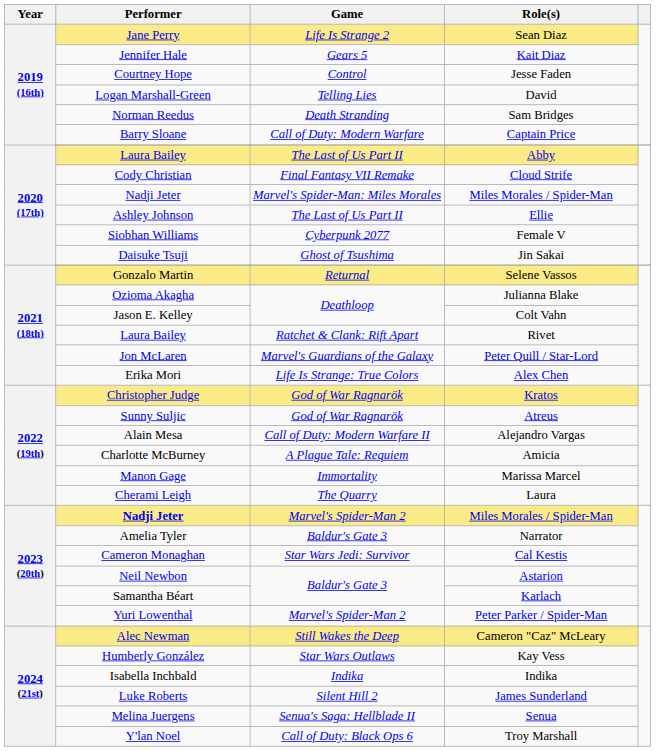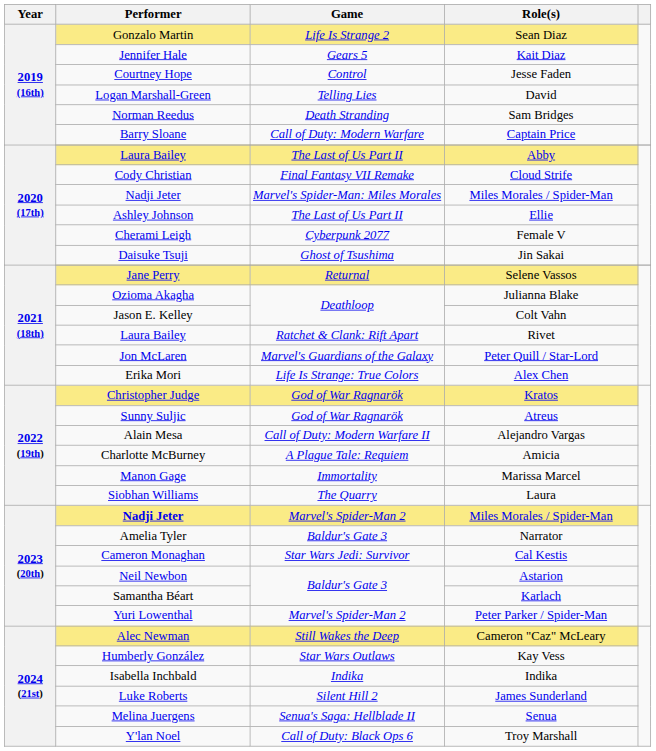(153, 34) Jane Perry -> (153, 34) Gonzalo Martin
(153, 235) Siobhan Williams -> (153, 235) Cherami Leigh
(153, 275) Gonzalo Martin -> (153, 275) Jane Perry
(153, 495) Cherami Leigh -> (153, 495) Siobhan Williams
